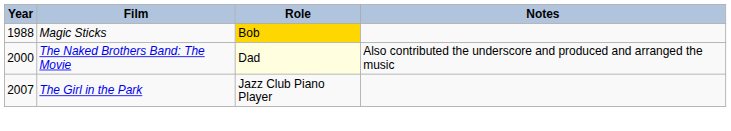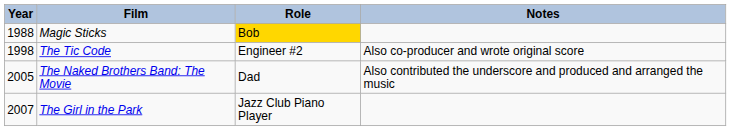+ row: (75, 52)
(21, 59) 2000 -> (21, 78) 2005
(249, 59) lightyellow background -> (249, 78) no background
